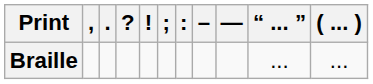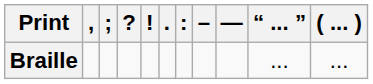columns swapped: (108, 23) <-> (166, 23)
